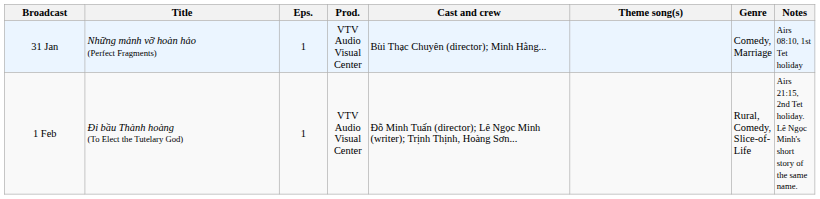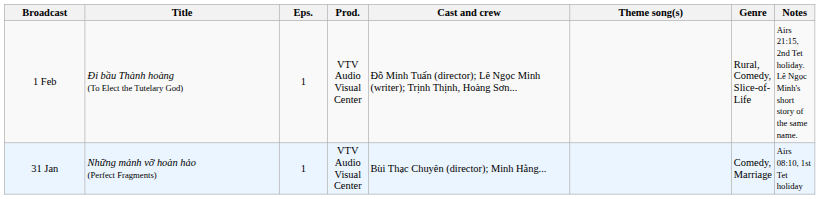rows swapped: (45, 46) <-> (45, 133)
